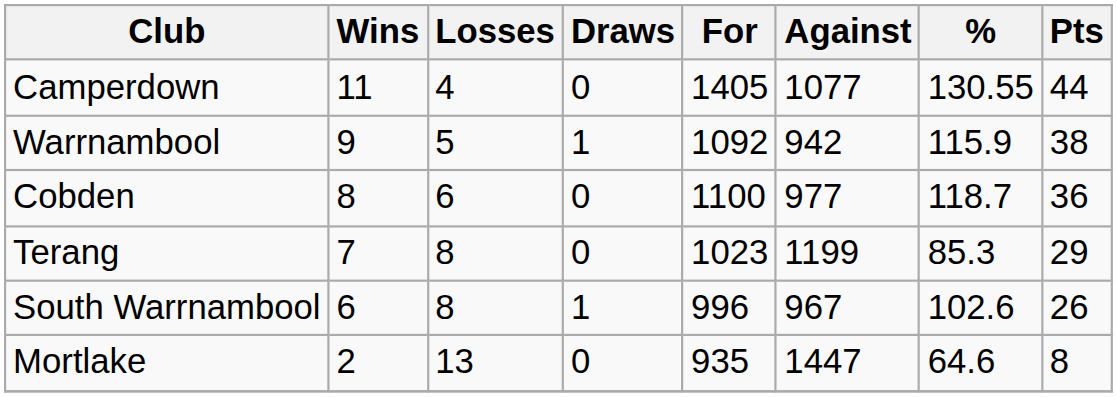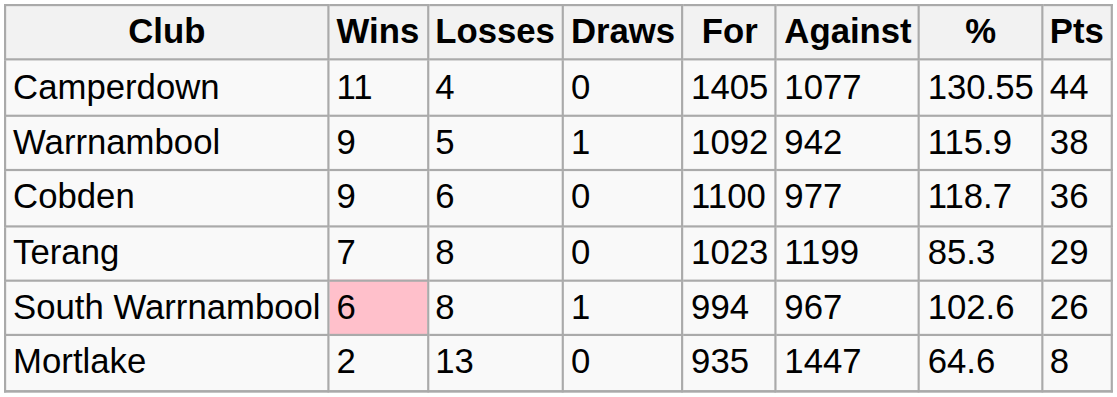(346, 197) 8 -> (346, 197) 9
(346, 307) no background -> (346, 307) pink background
(720, 307) 996 -> (720, 307) 994
